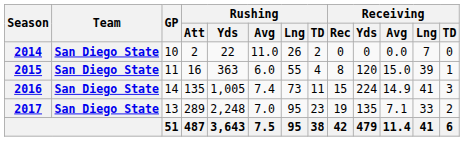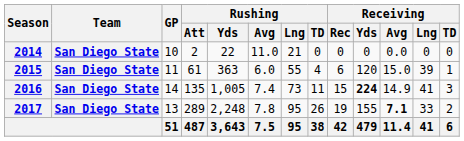(295, 52) 26 -> (295, 52) 21
(317, 52) 2 -> (317, 52) 0
(427, 52) 7 -> (427, 52) 0
(194, 70) 16 -> (194, 70) 61
(340, 70) 8 -> (340, 70) 6
(367, 89) normal -> (367, 89) bold
(265, 108) 7.0 -> (265, 108) 7.8
(317, 108) 23 -> (317, 108) 26
(367, 108) 135 -> (367, 108) 155
(397, 108) normal -> (397, 108) bold
